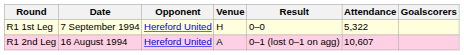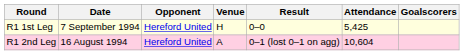(356, 27) 5,322 -> (356, 27) 5,425
(359, 42) 10,607 -> (359, 42) 10,604
